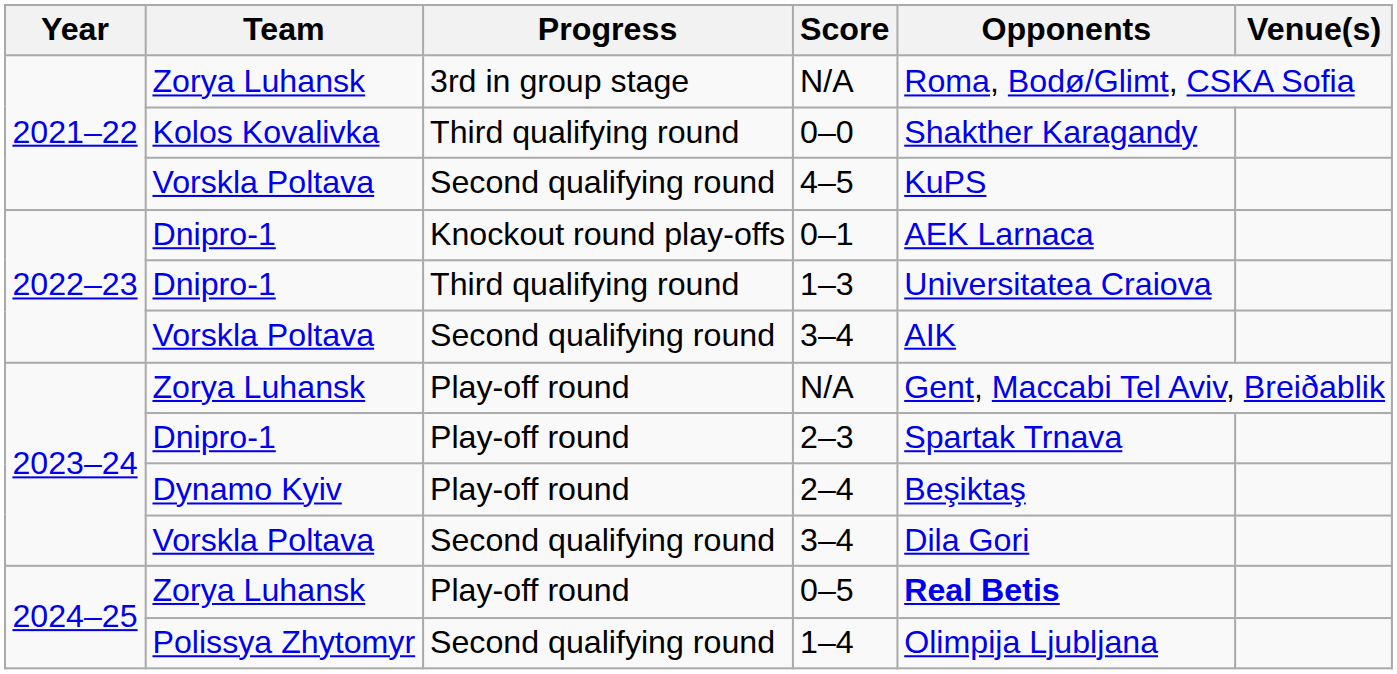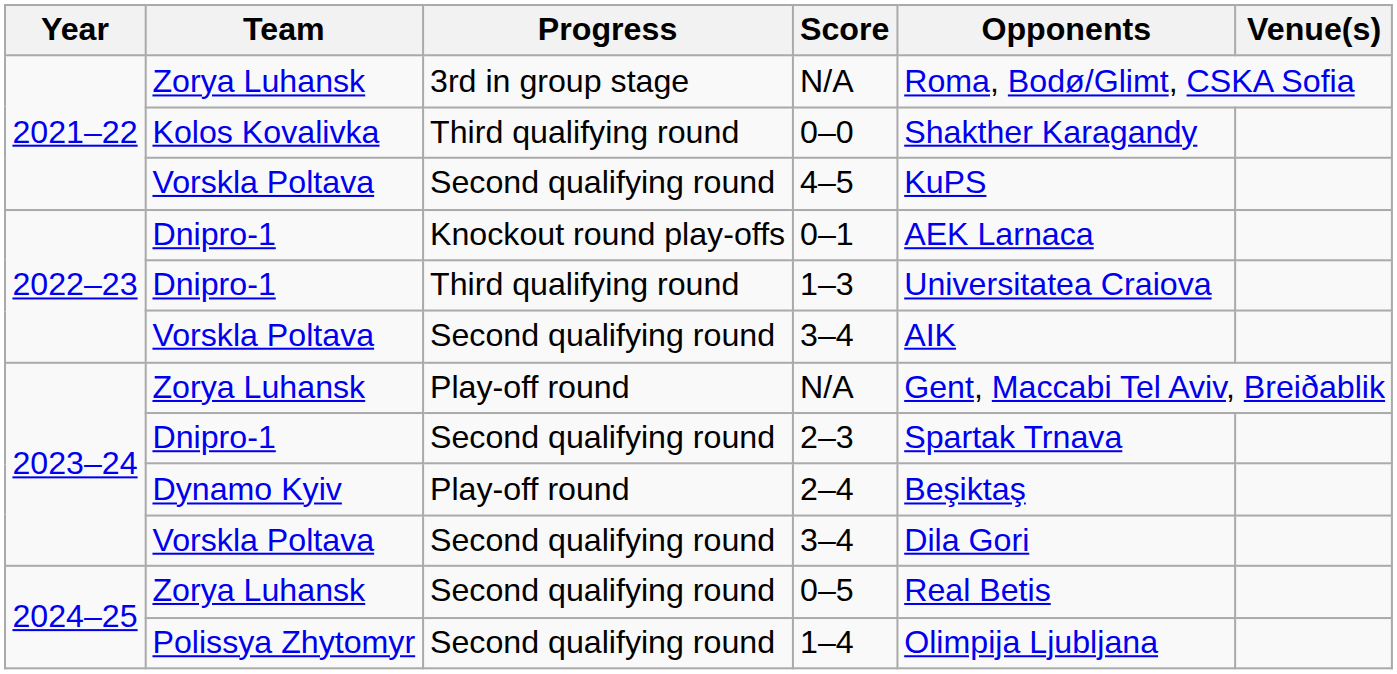(530, 438) Play-off round -> (603, 438) Second qualifying round
(530, 591) Play-off round -> (603, 591) Second qualifying round
(982, 591) bold -> (977, 591) normal
